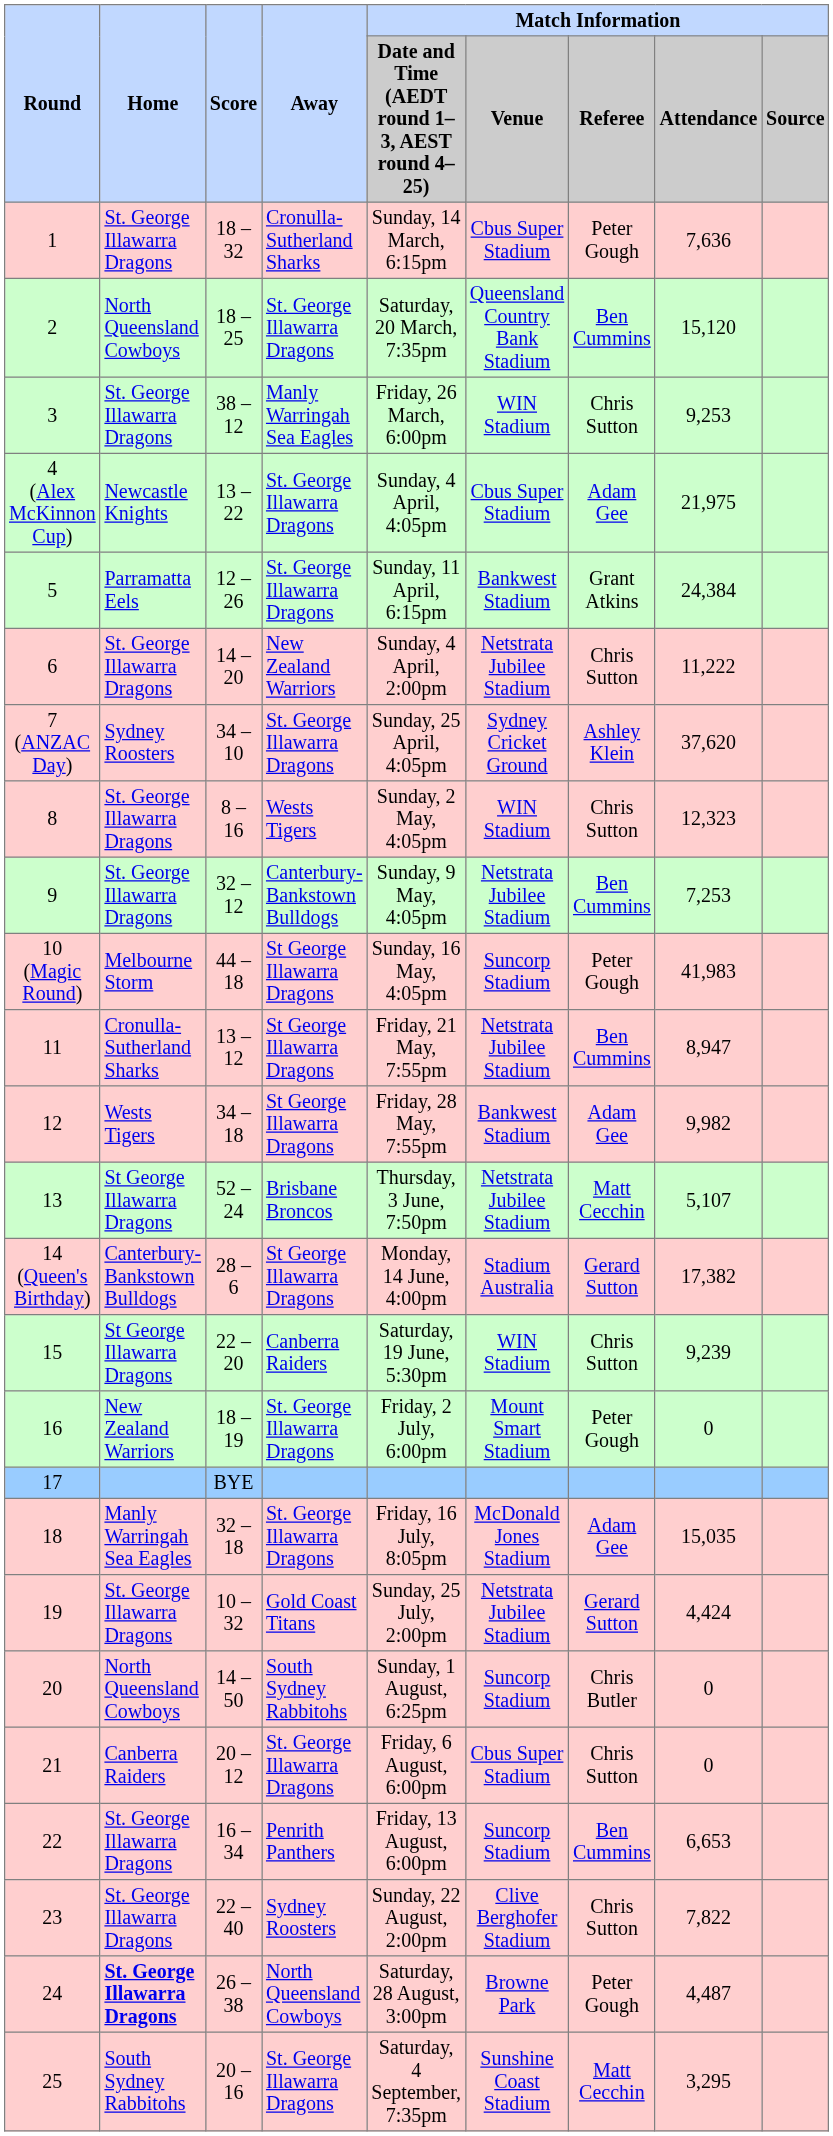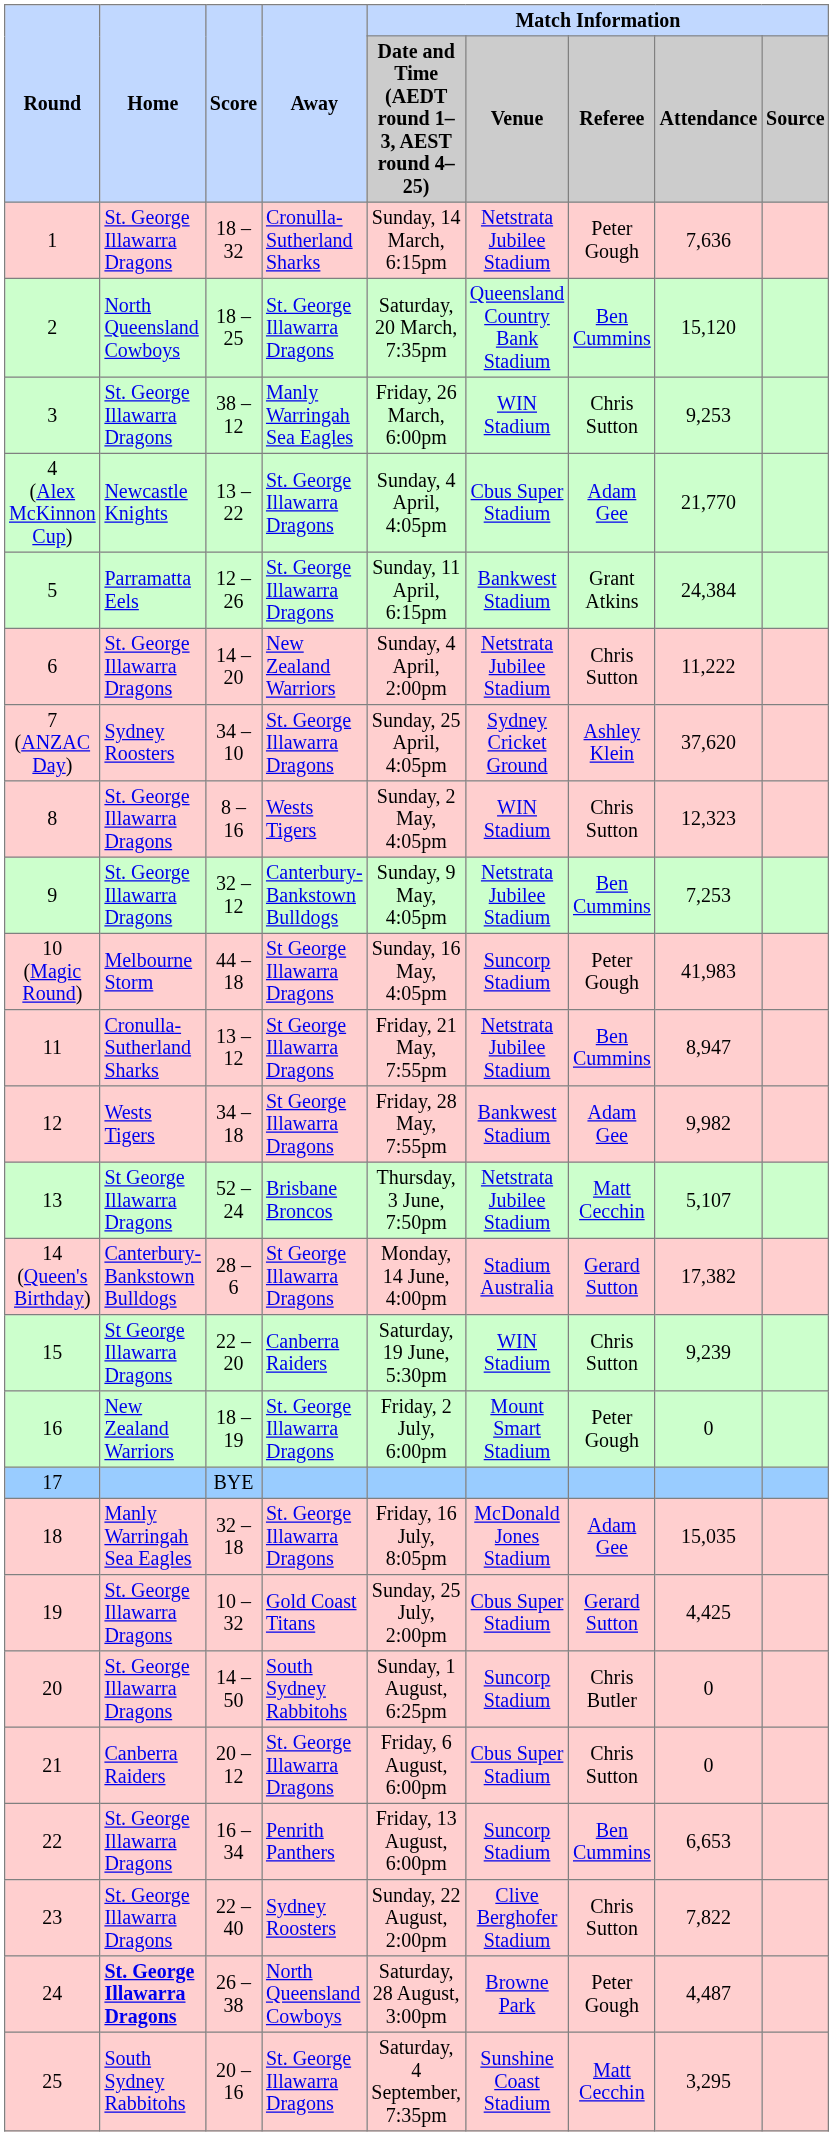(517, 240) Cbus Super Stadium -> (517, 240) Netstrata Jubilee Stadium
(708, 502) 21,975 -> (708, 502) 21,770
(517, 1612) Netstrata Jubilee Stadium -> (517, 1612) Cbus Super Stadium
(708, 1612) 4,424 -> (708, 1612) 4,425
(152, 1688) North Queensland Cowboys -> (147, 1688) St. George Illawarra Dragons
